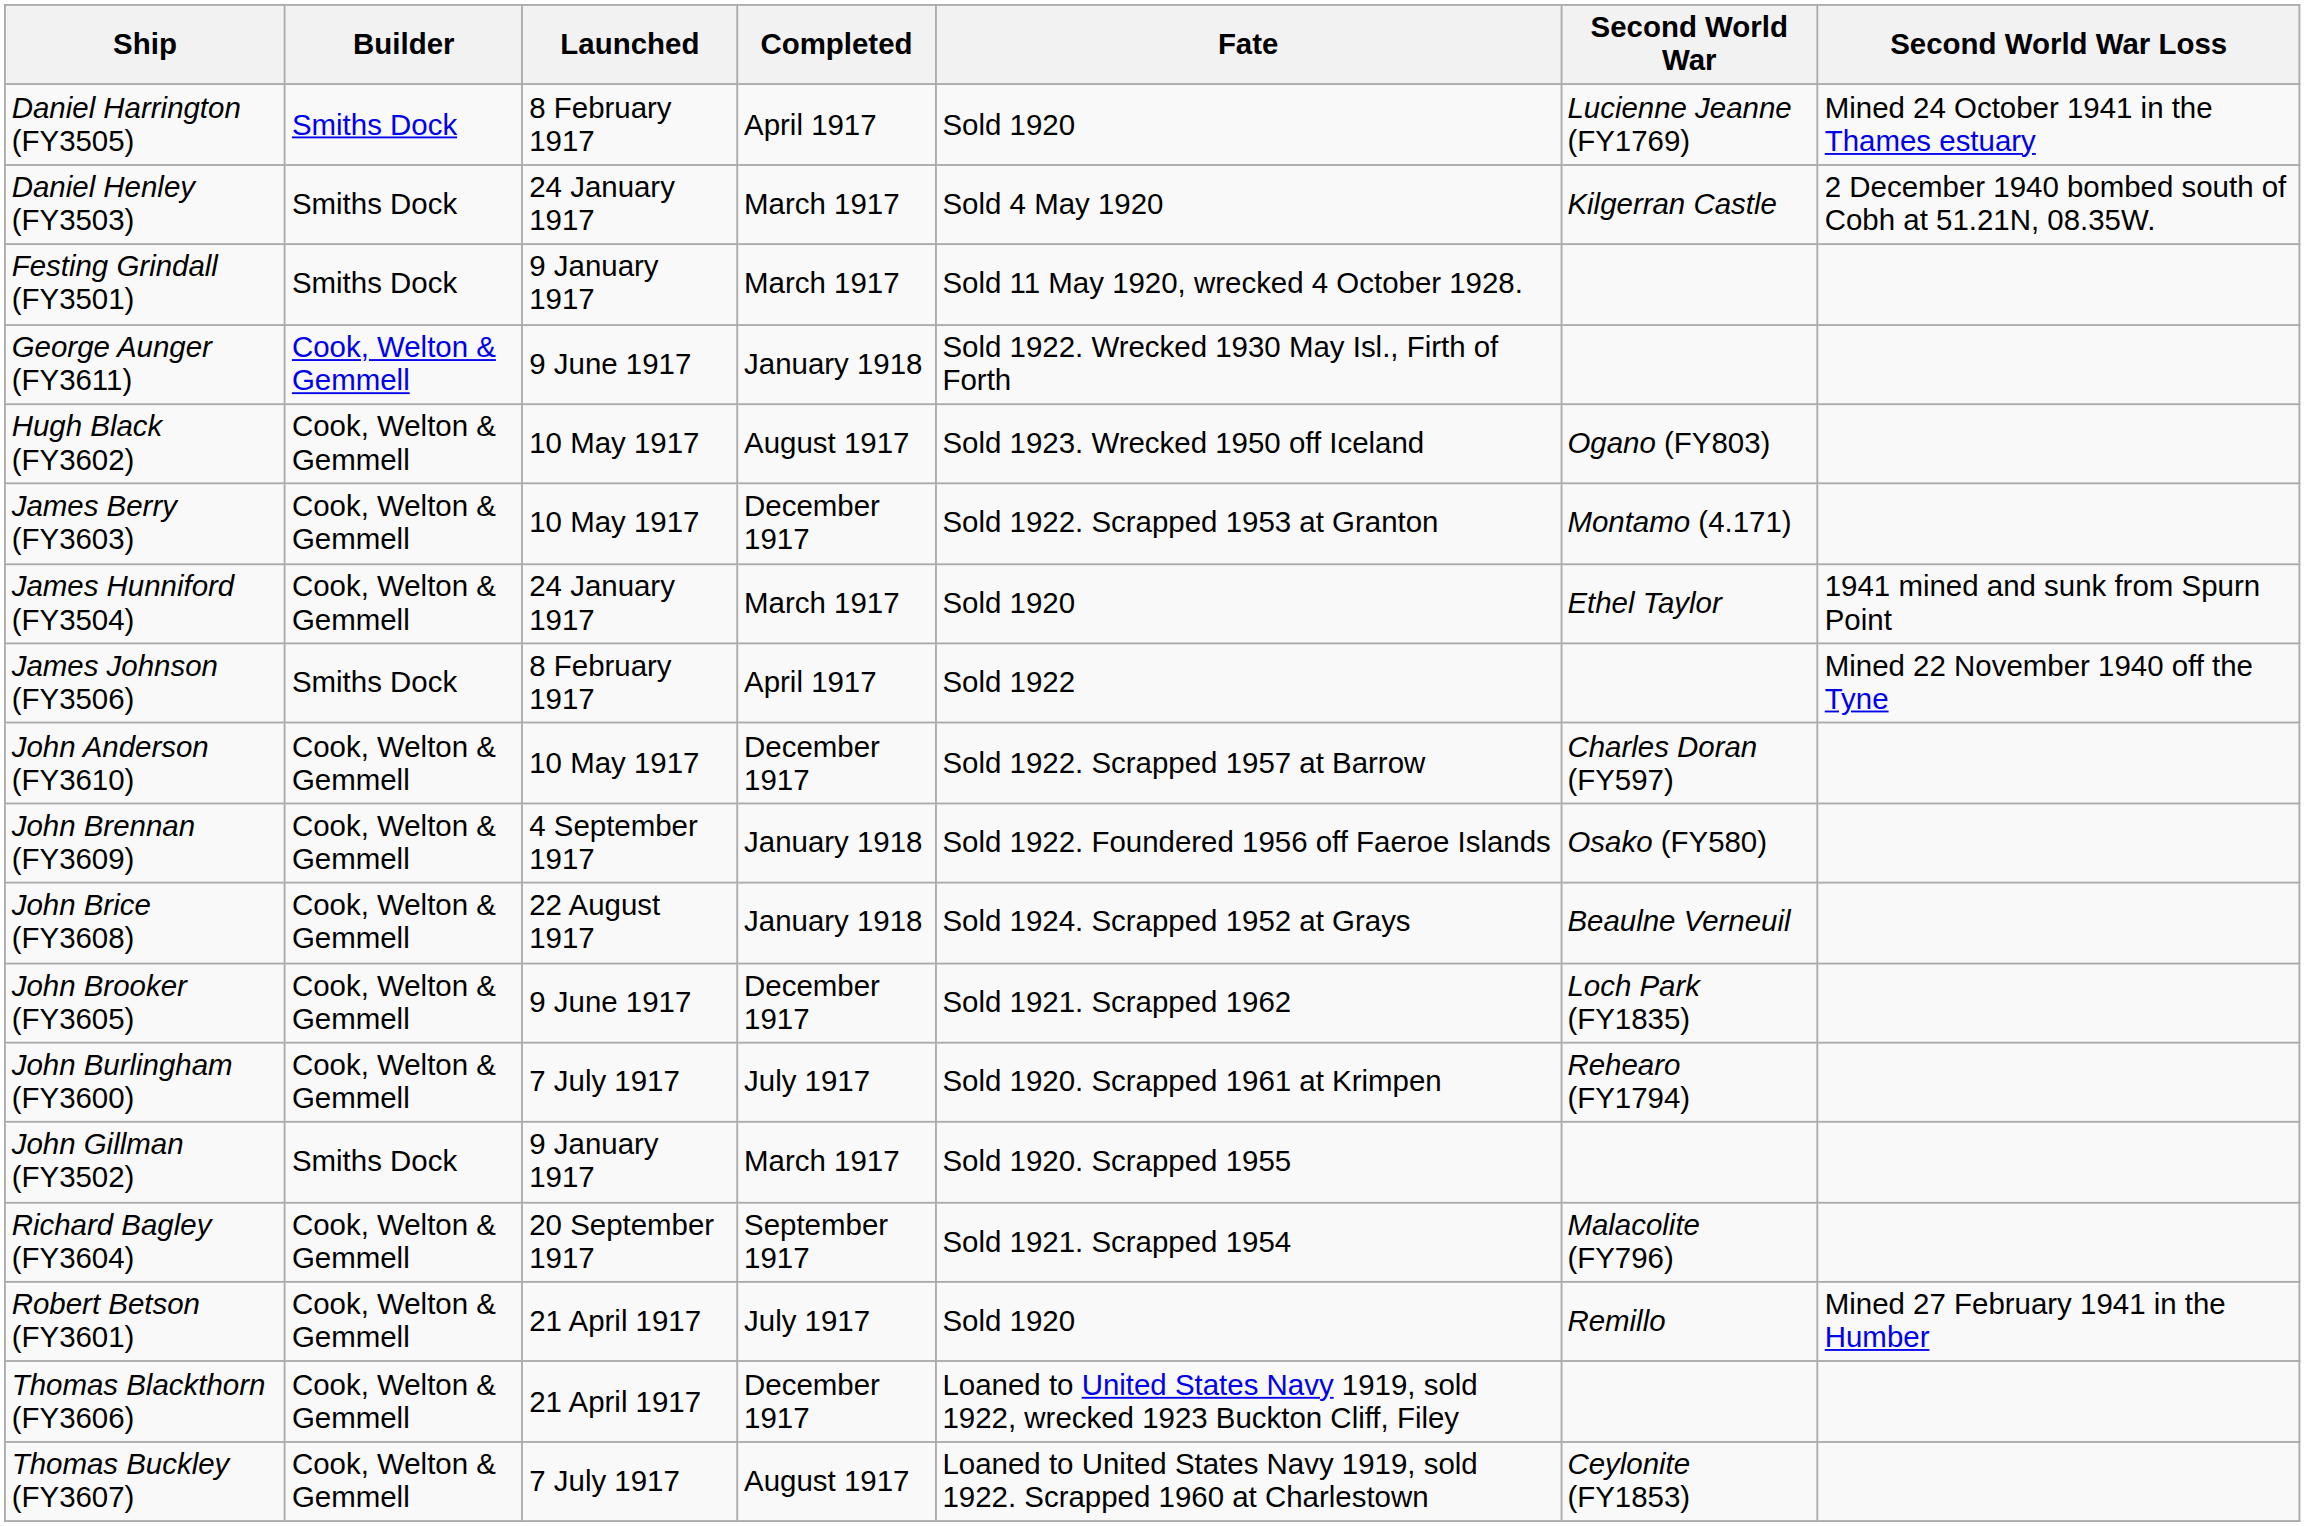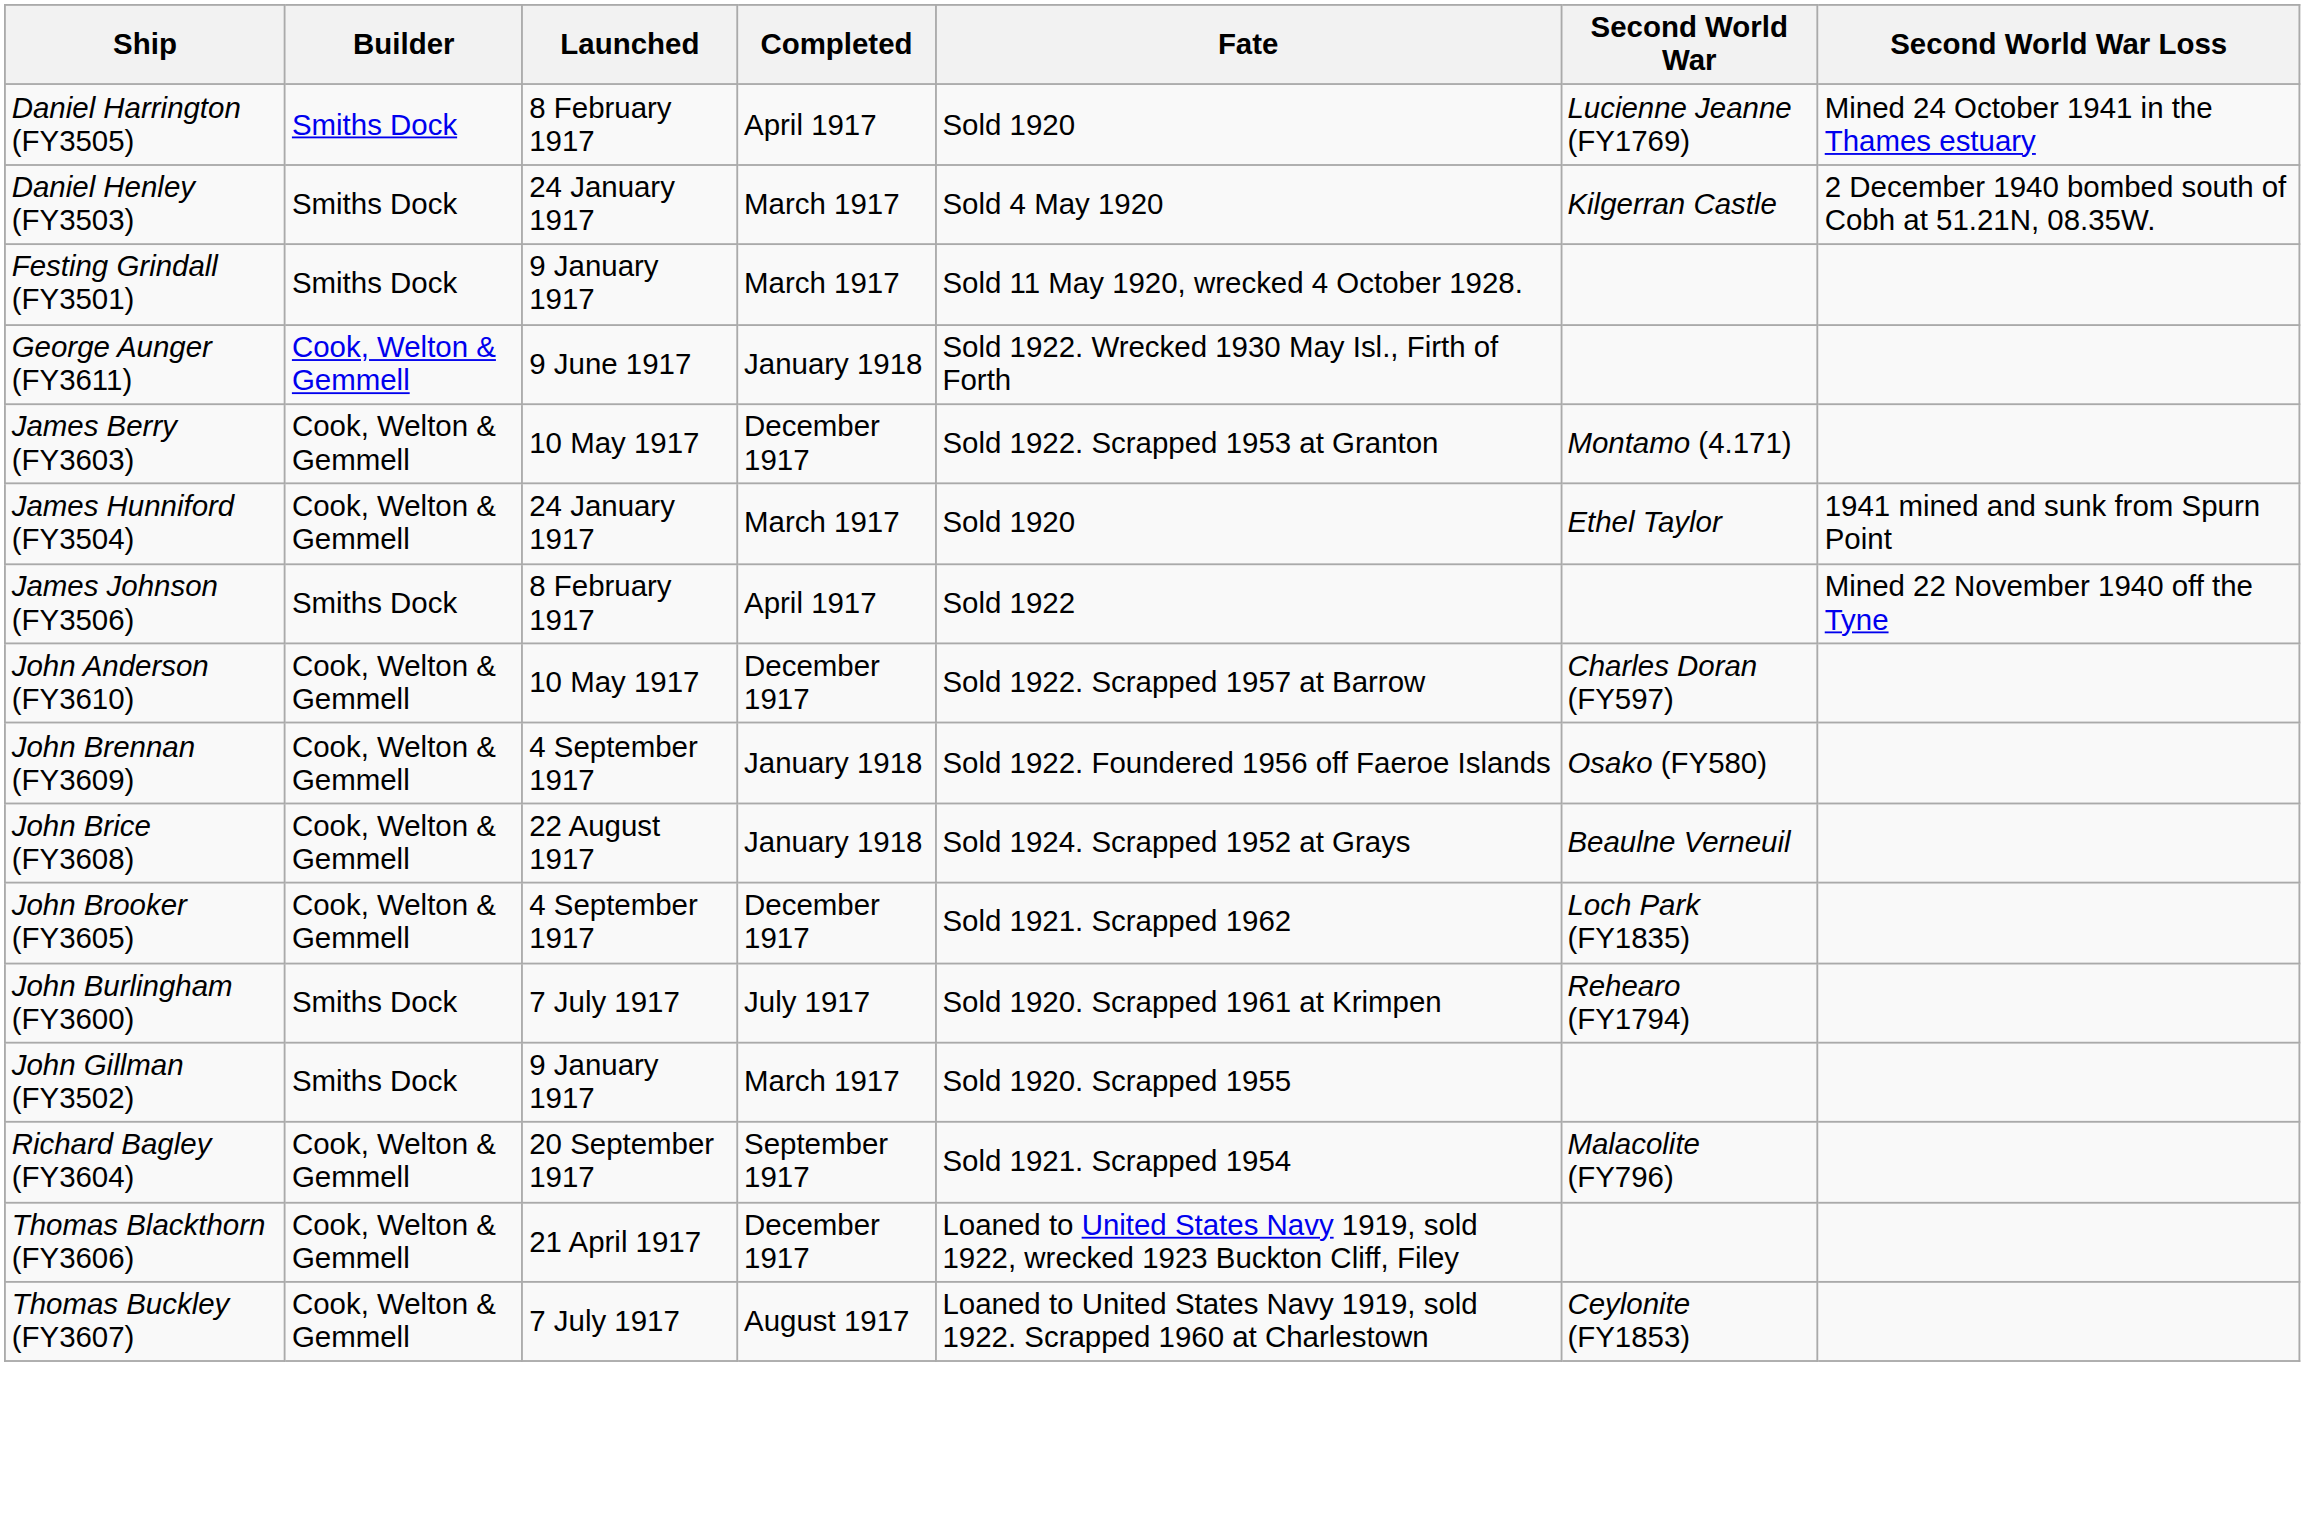- row: (87, 443)
(610, 1002) 9 June 1917 -> (614, 922) 4 September 1917
(394, 1081) Cook, Welton & Gemmell -> (375, 1002) Smiths Dock
- row: (106, 1321)
